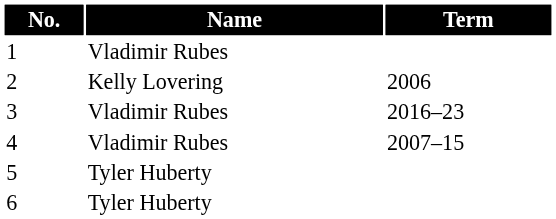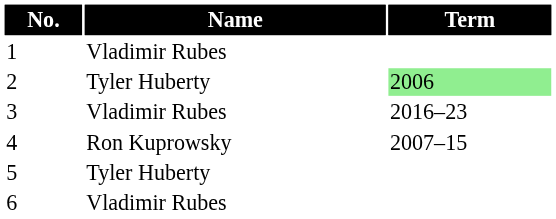(155, 81) Kelly Lovering -> (148, 81) Tyler Huberty
(409, 81) no background -> (412, 81) lightgreen background
(158, 142) Vladimir Rubes -> (159, 142) Ron Kuprowsky
(150, 203) Tyler Huberty -> (156, 203) Vladimir Rubes
